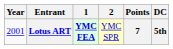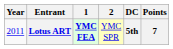columns swapped: (160, 11) <-> (138, 11)
(15, 31) 2001 -> (15, 31) 2011
